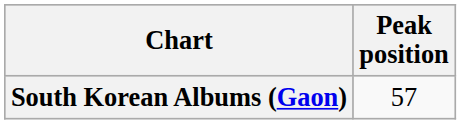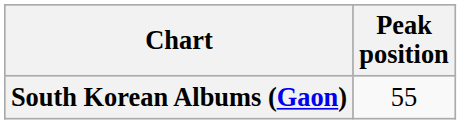(404, 97) 57 -> (404, 97) 55
